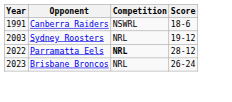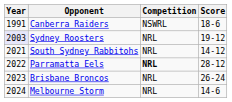(16, 38) no background -> (16, 38) lavender background
+ row: (84, 51)
+ row: (67, 91)
